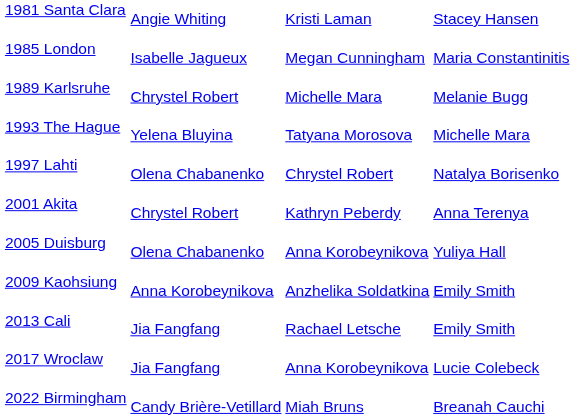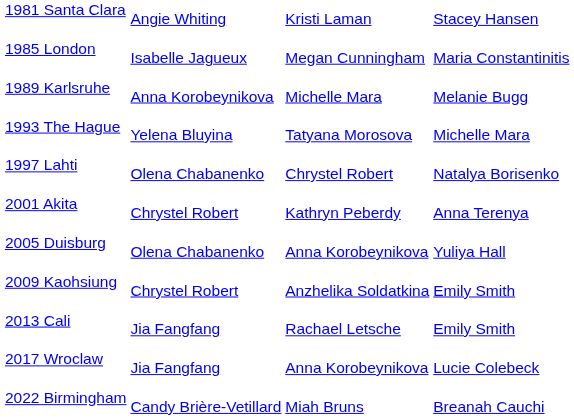(184, 96) Chrystel Robert -> (202, 96) Anna Korobeynikova
(202, 290) Anna Korobeynikova -> (184, 290) Chrystel Robert
